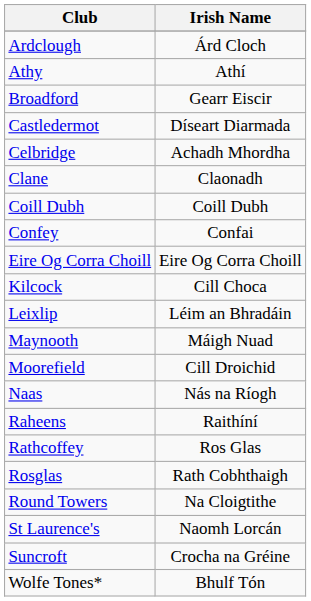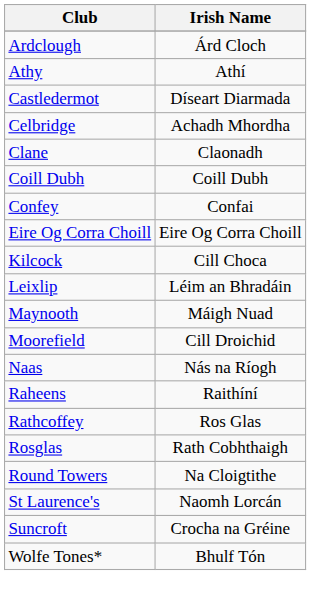- row: (43, 98)
